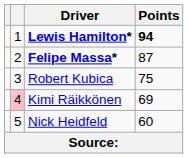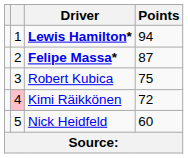(146, 36) bold -> (146, 36) normal
(146, 100) 69 -> (146, 100) 72
